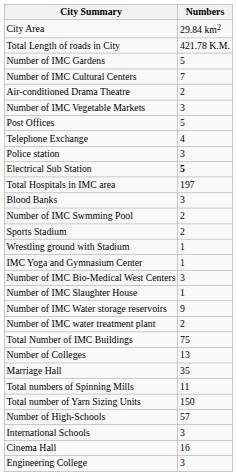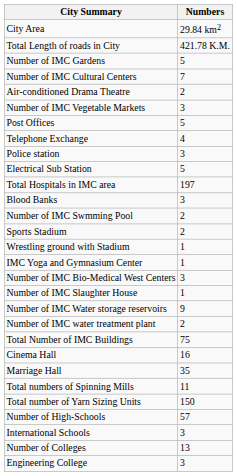(182, 169) bold -> (182, 169) normal
rows swapped: (31, 448) <-> (46, 355)
